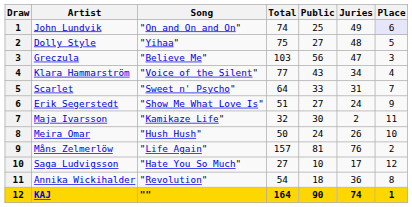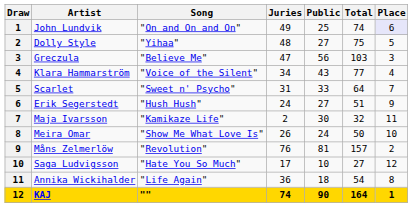columns swapped: (356, 12) <-> (282, 12)
(202, 104) "Show Me What Love Is" -> (171, 104) "Hush Hush"
(171, 134) "Hush Hush" -> (202, 134) "Show Me What Love Is"
(174, 149) "Life Again" -> (174, 149) "Revolution"
(174, 180) "Revolution" -> (174, 180) "Life Again"
